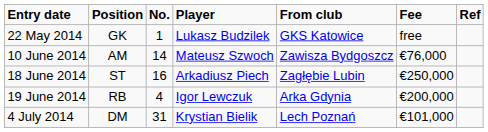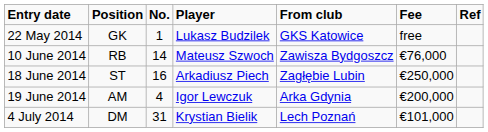(117, 55) AM -> (117, 55) RB
(117, 96) RB -> (117, 96) AM
